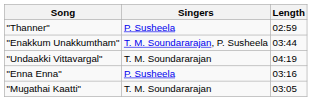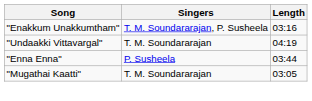- row: (28, 28)
(285, 43) 03:44 -> (285, 28) 03:16
(285, 74) 03:16 -> (285, 58) 03:44
